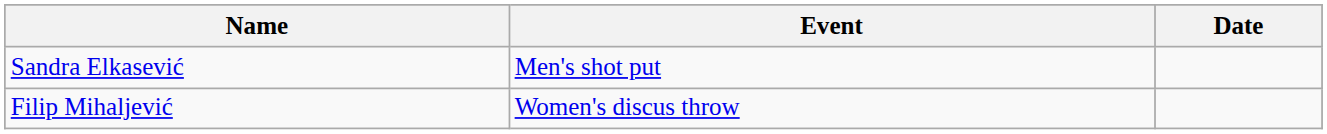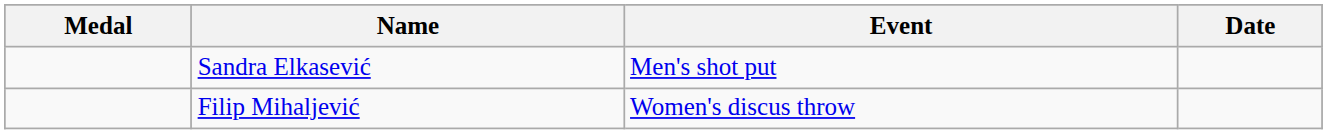+ column: (98, 25)
